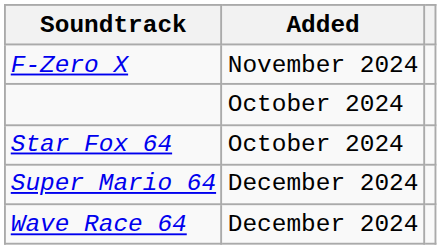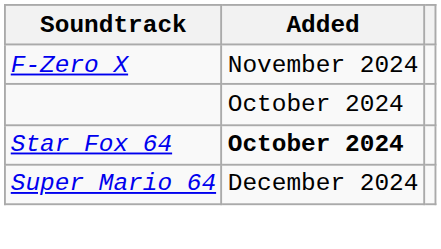(316, 144) normal -> (316, 144) bold
- row: (99, 224)
